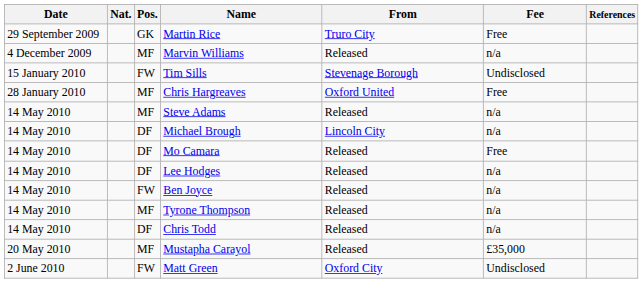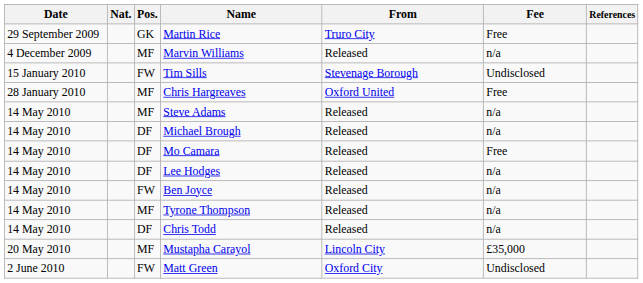(355, 131) Lincoln City -> (346, 131) Released
(346, 249) Released -> (355, 249) Lincoln City
